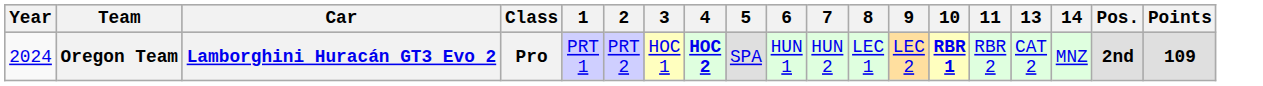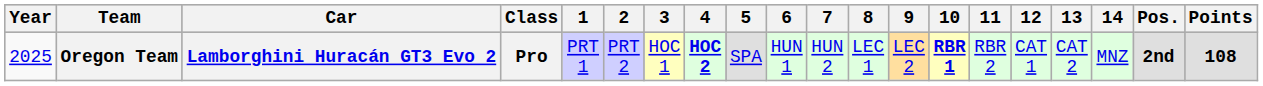+ column: (1031, 19)
(31, 57) 2024 -> (31, 57) 2025
(1180, 57) 109 -> (1221, 57) 108
